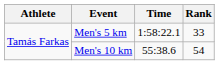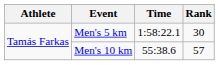(199, 32) 33 -> (199, 32) 30
(199, 51) 54 -> (199, 51) 57
